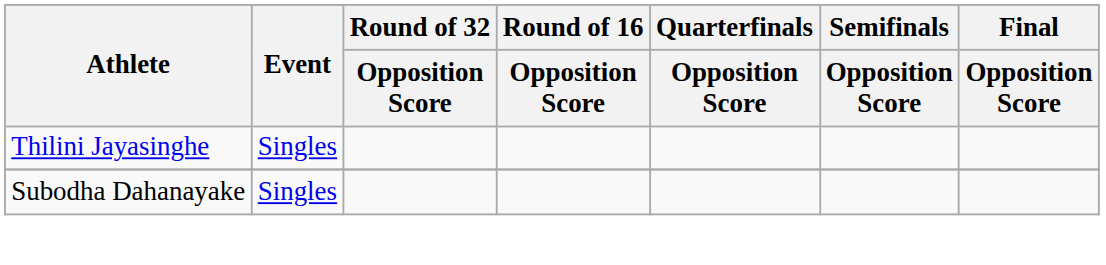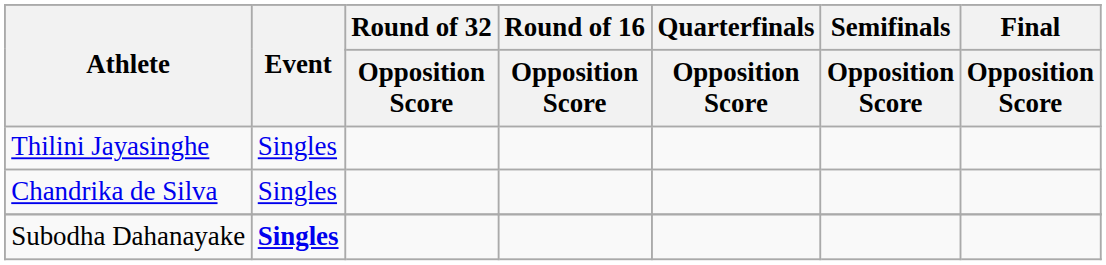+ row: (114, 192)
(297, 192) normal -> (298, 236) bold
